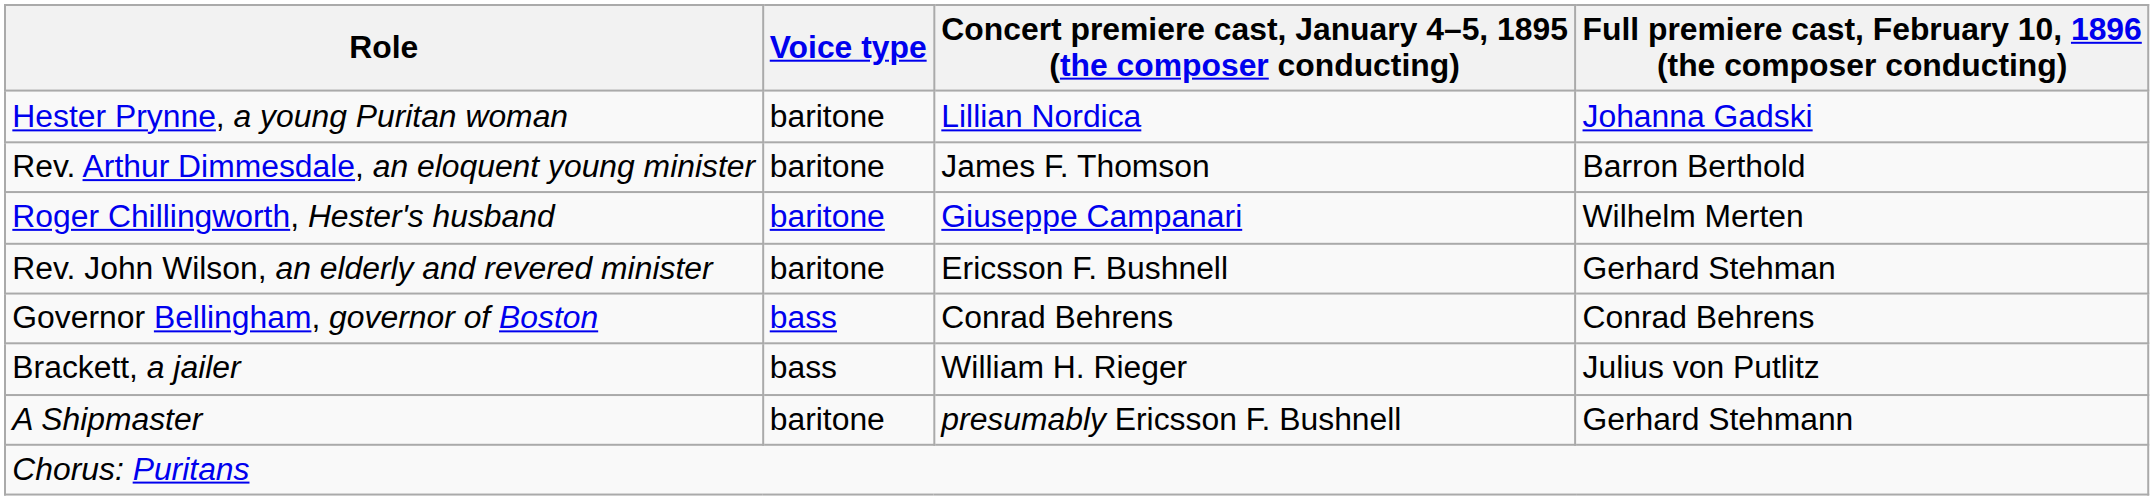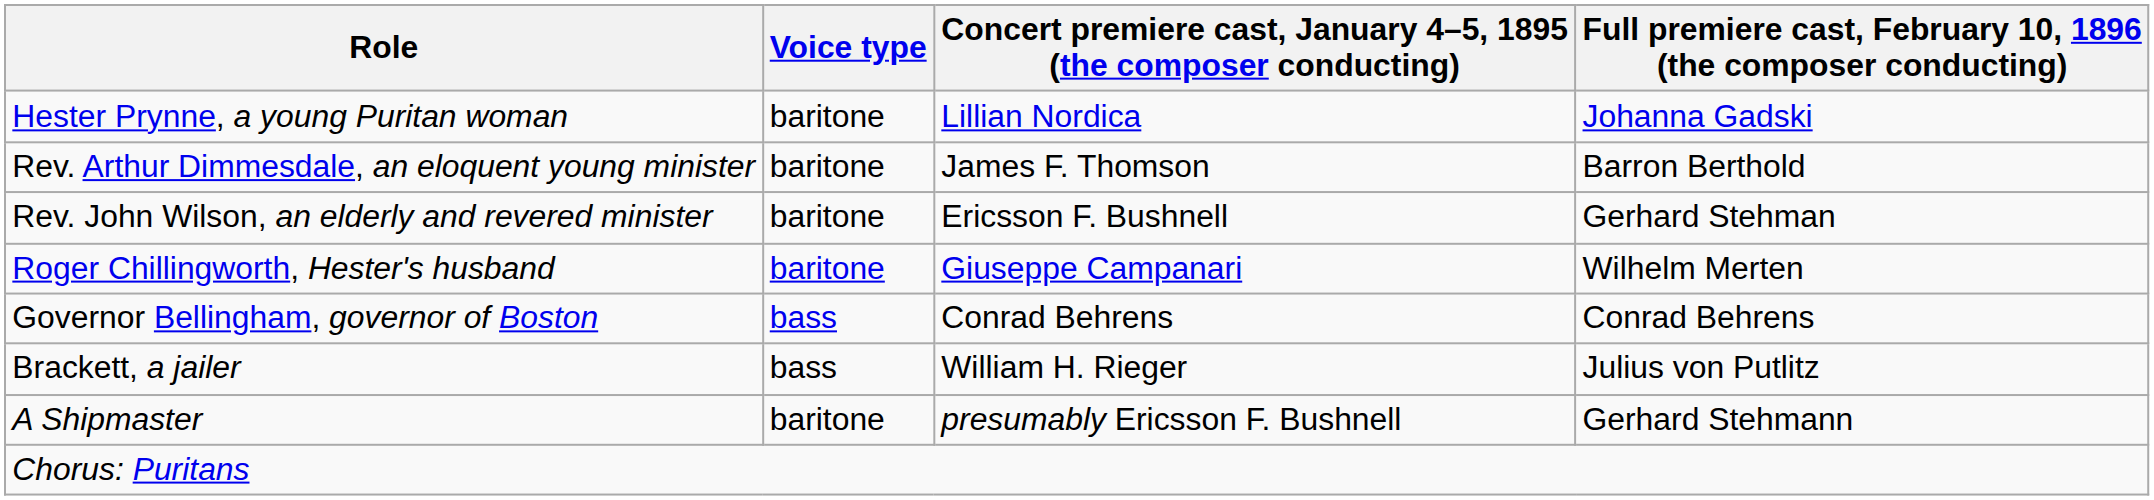rows swapped: (284, 217) <-> (362, 267)
